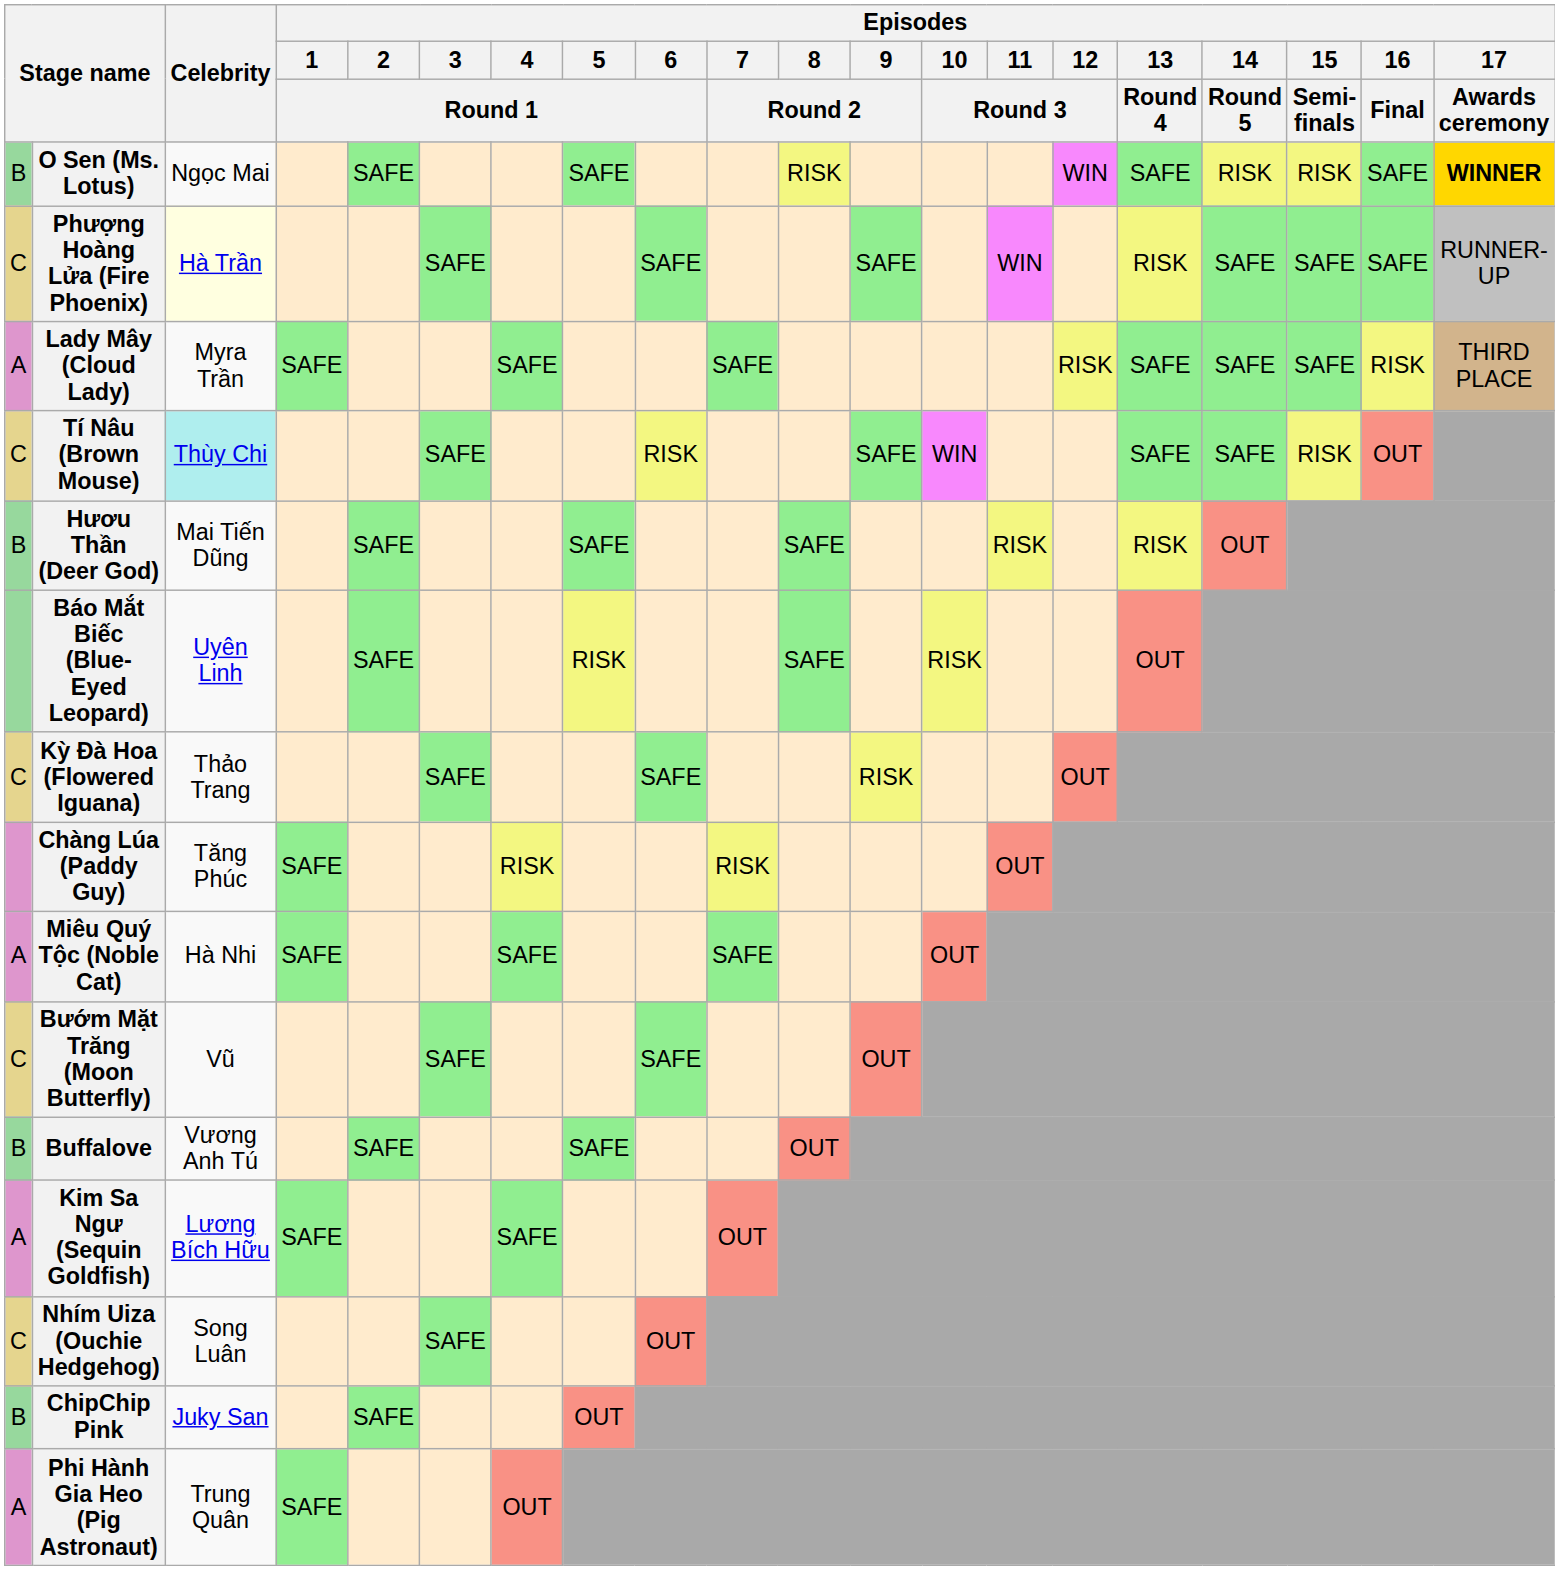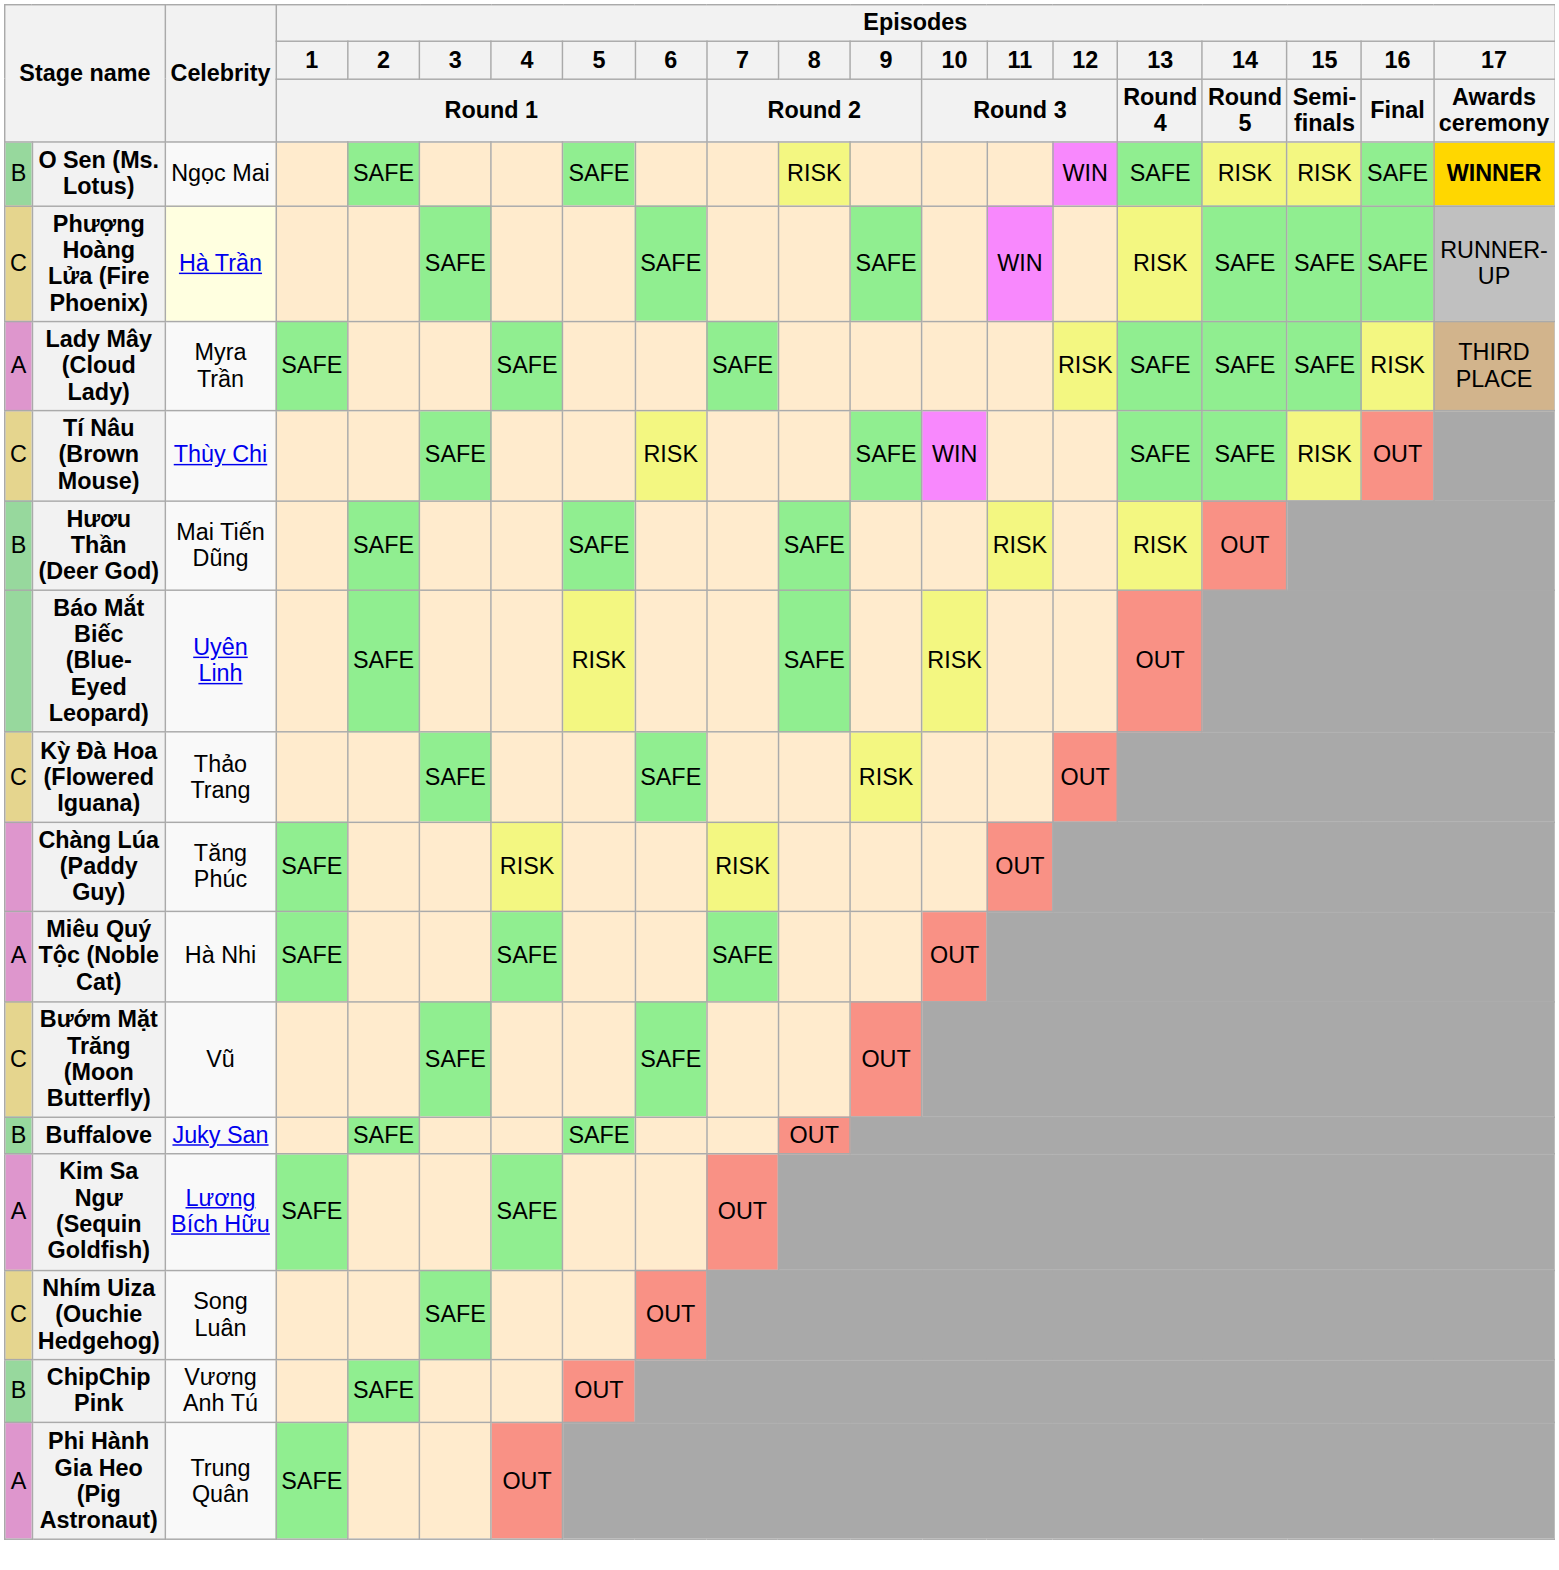(220, 455) paleturquoise background -> (220, 455) no background
(220, 1148) Vương Anh Tú -> (220, 1135) Juky San
(220, 1417) Juky San -> (220, 1391) Vương Anh Tú
